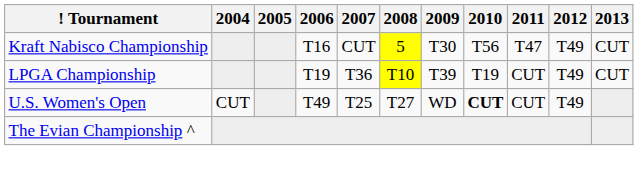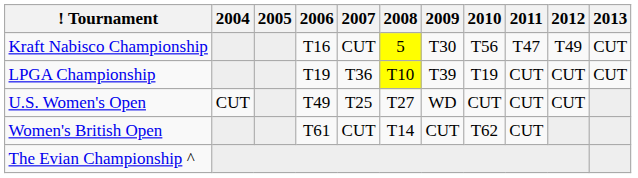(570, 74) T49 -> (568, 74) CUT
(485, 102) bold -> (484, 102) normal
(570, 102) T49 -> (568, 102) CUT
+ row: (85, 131)
